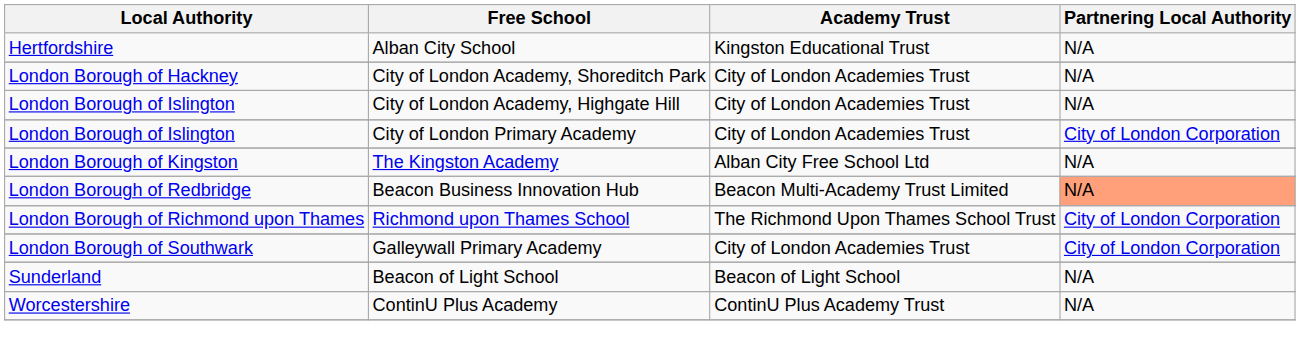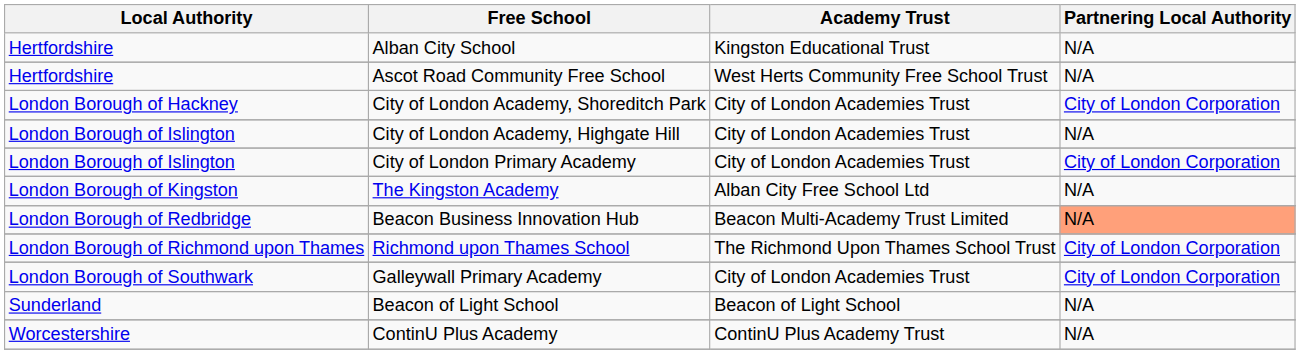+ row: (519, 76)
(1079, 76) N/A -> (1172, 104) City of London Corporation
